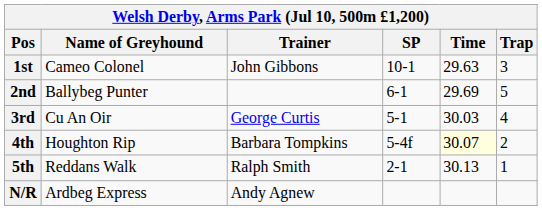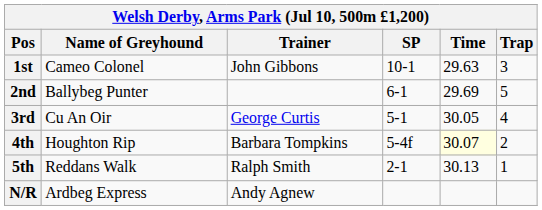(461, 117) 30.03 -> (461, 117) 30.05
